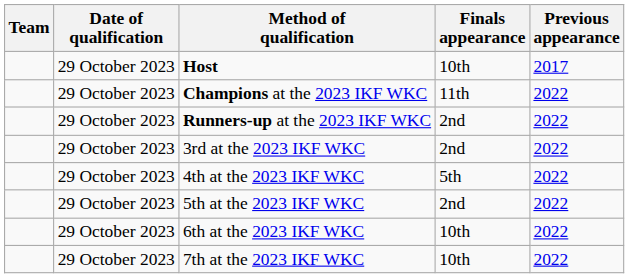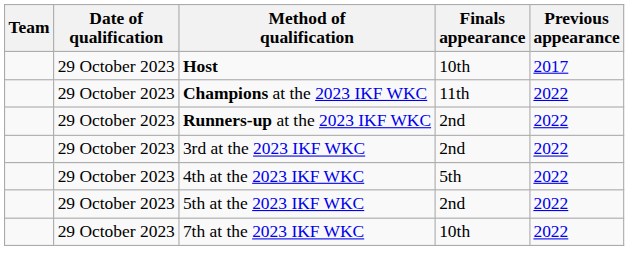- row: (274, 231)
